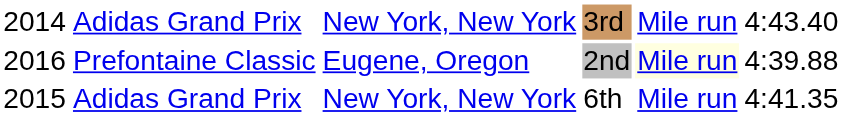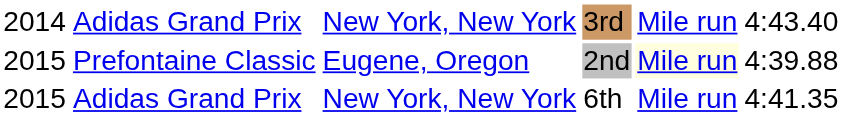(35, 60) 2016 -> (35, 60) 2015
